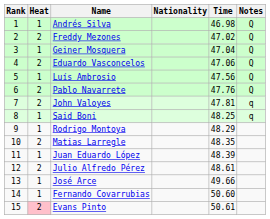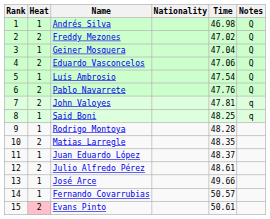(223, 77) 47.56 -> (223, 77) 47.54
(223, 129) 48.29 -> (223, 129) 48.28
(223, 155) 48.39 -> (223, 155) 48.37
(223, 195) 50.60 -> (223, 195) 50.57
